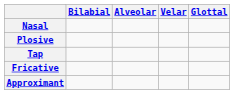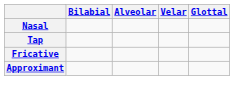- row: (35, 40)
